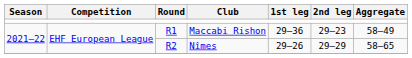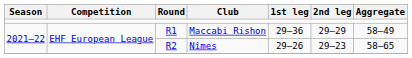(332, 31) 29–23 -> (332, 31) 29–29
(332, 46) 29–29 -> (332, 46) 29–23
